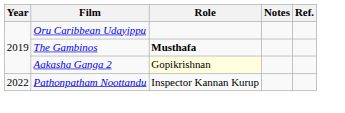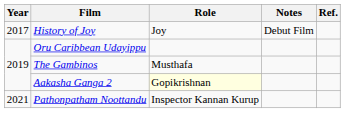+ row: (64, 30)
(174, 47) bold -> (172, 64) normal
(18, 82) 2022 -> (18, 99) 2021
